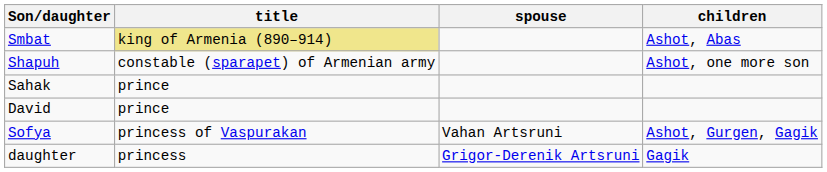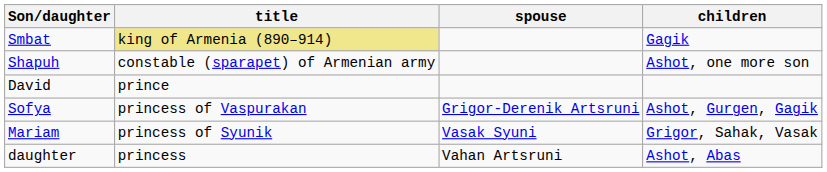(694, 40) Ashot, Abas -> (668, 40) Gagik
- row: (29, 86)
(502, 133) Vahan Artsruni -> (541, 109) Grigor-Derenik Artsruni
+ row: (34, 133)
(541, 156) Grigor-Derenik Artsruni -> (502, 156) Vahan Artsruni
(668, 156) Gagik -> (694, 156) Ashot, Abas
